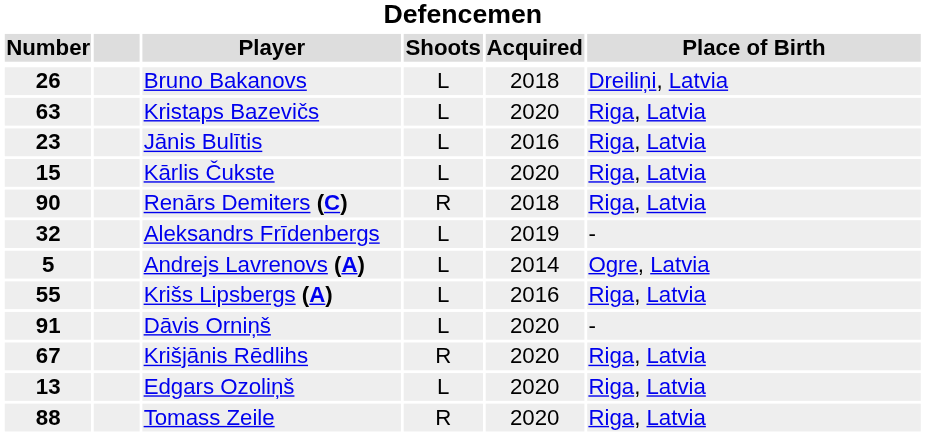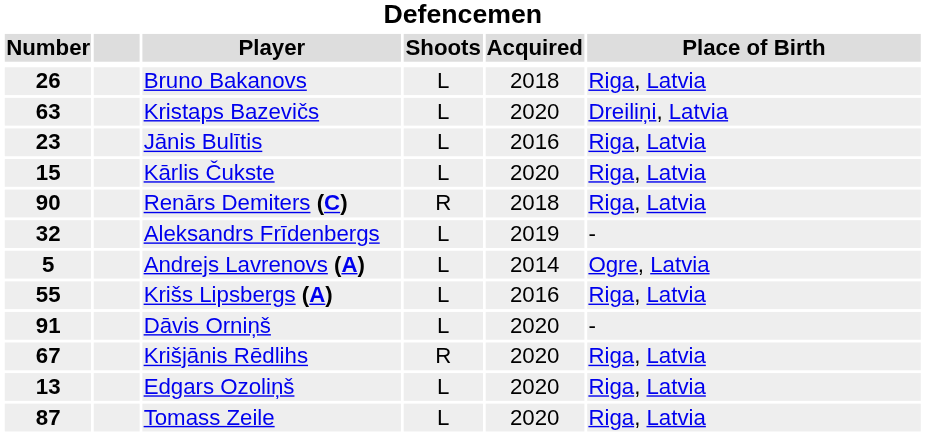(658, 80) Dreiliņi, Latvia -> (647, 80) Riga, Latvia
(647, 111) Riga, Latvia -> (658, 111) Dreiliņi, Latvia
(48, 417) 88 -> (48, 417) 87
(443, 417) R -> (443, 417) L
